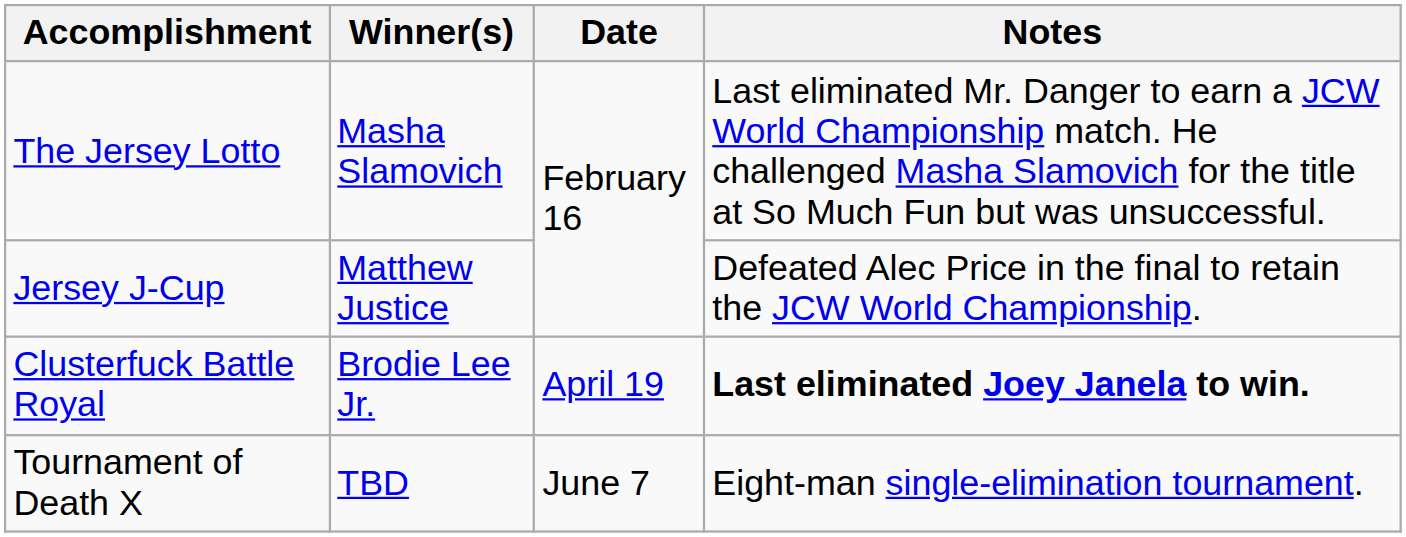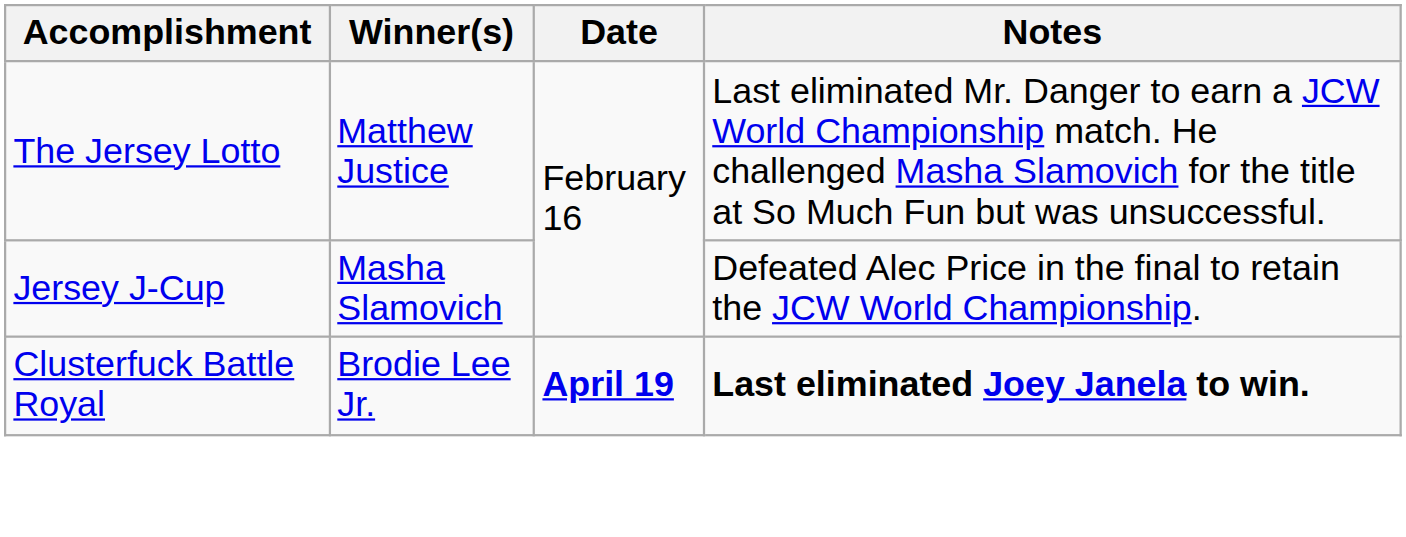(420, 150) Masha Slamovich -> (405, 150) Matthew Justice
(405, 287) Matthew Justice -> (420, 287) Masha Slamovich
(603, 384) normal -> (608, 384) bold
- row: (128, 482)
